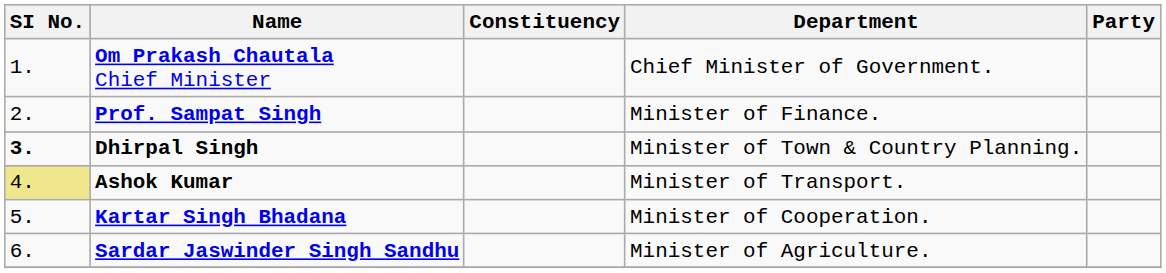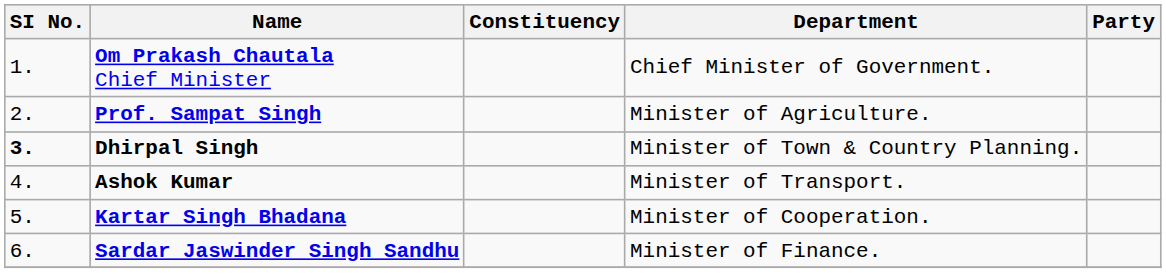(756, 114) Minister of Finance. -> (781, 114) Minister of Agriculture.
(22, 182) khaki background -> (22, 182) no background
(781, 251) Minister of Agriculture. -> (756, 251) Minister of Finance.
